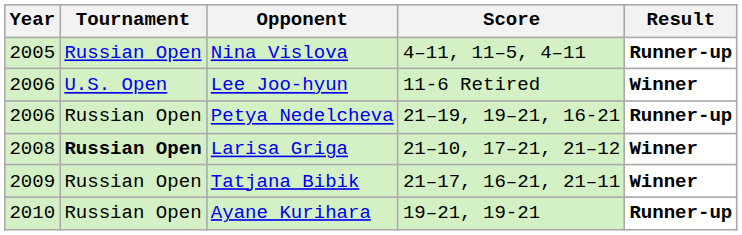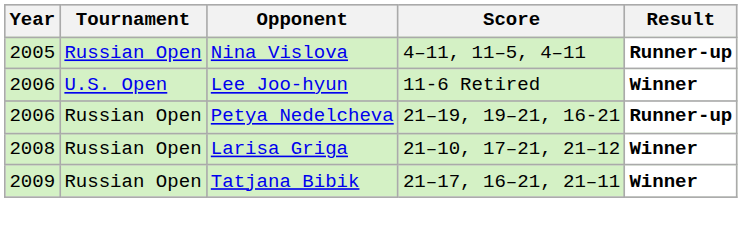(133, 149) bold -> (133, 149) normal
- row: (291, 213)
